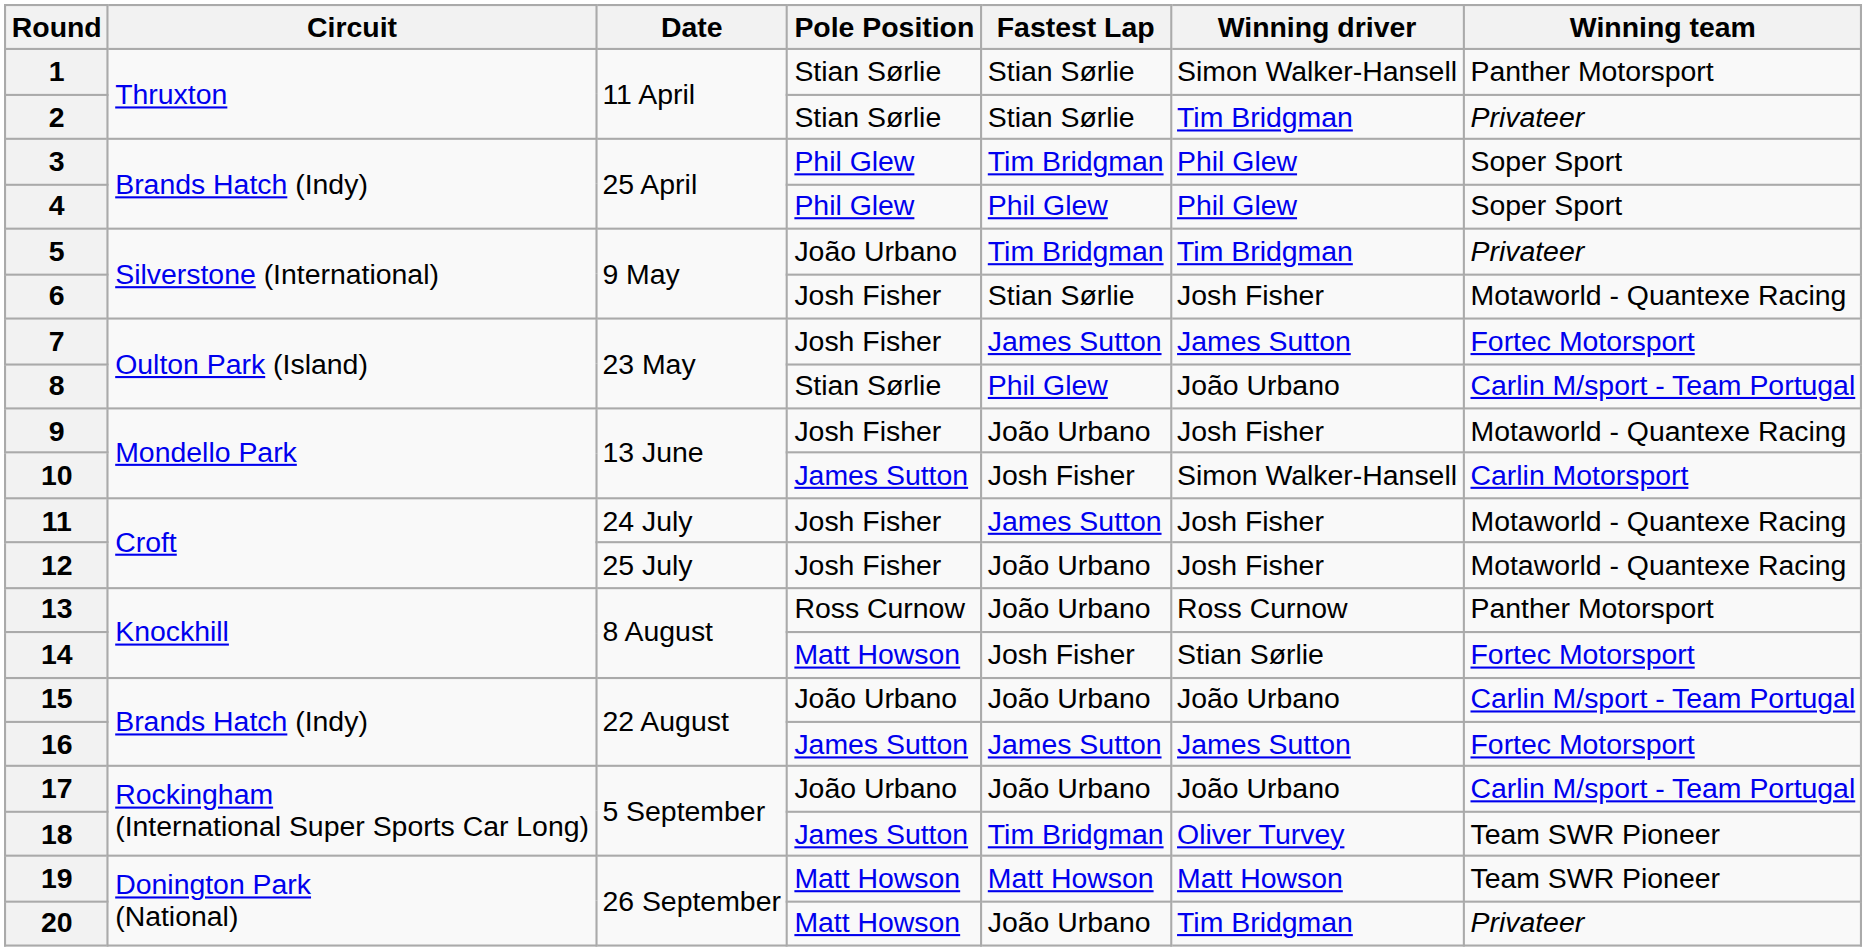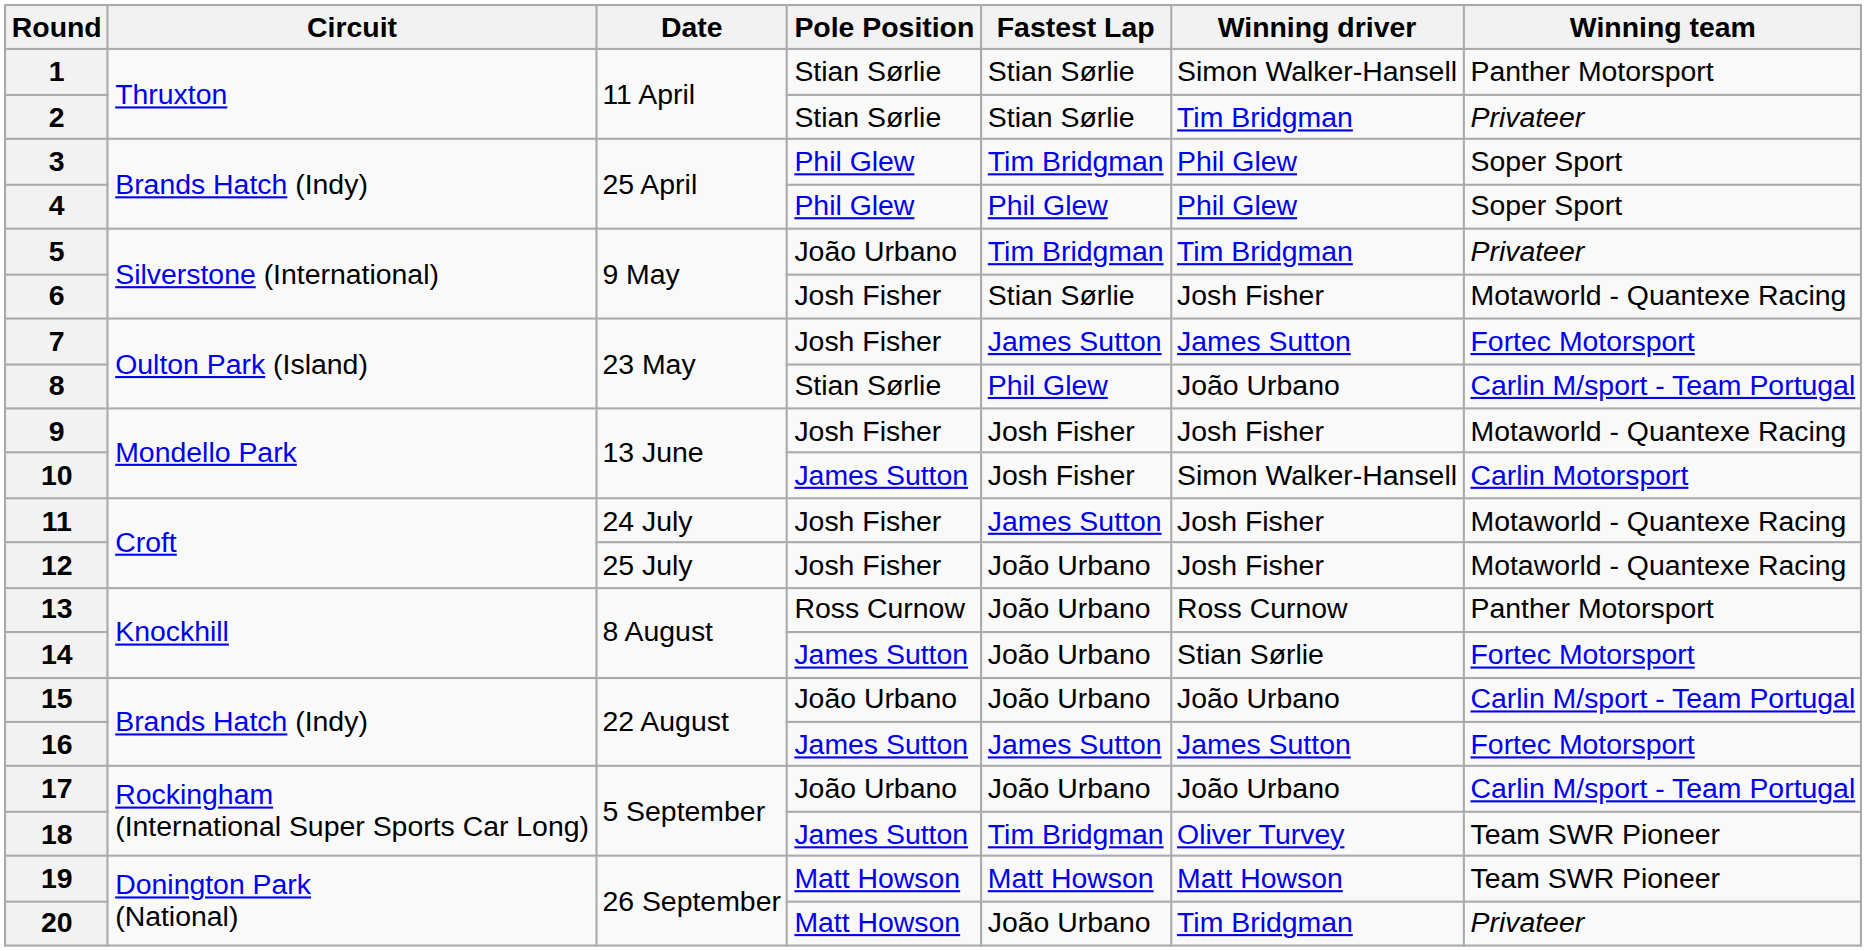(1069, 430) João Urbano -> (1061, 430) Josh Fisher
(877, 654) Matt Howson -> (881, 654) James Sutton
(1061, 654) Josh Fisher -> (1069, 654) João Urbano
